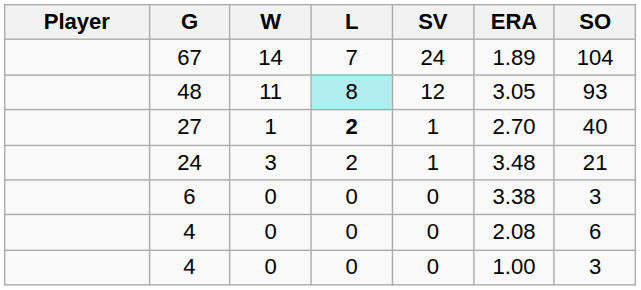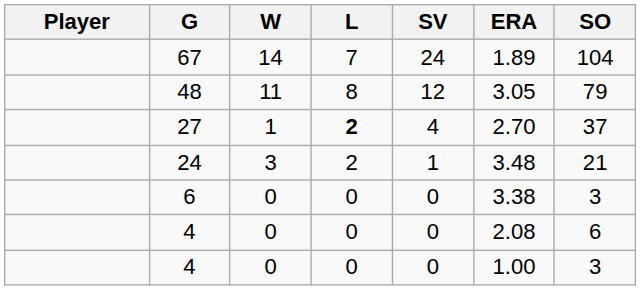(352, 92) paleturquoise background -> (352, 92) no background
(595, 92) 93 -> (595, 92) 79
(433, 127) 1 -> (433, 127) 4
(595, 127) 40 -> (595, 127) 37
